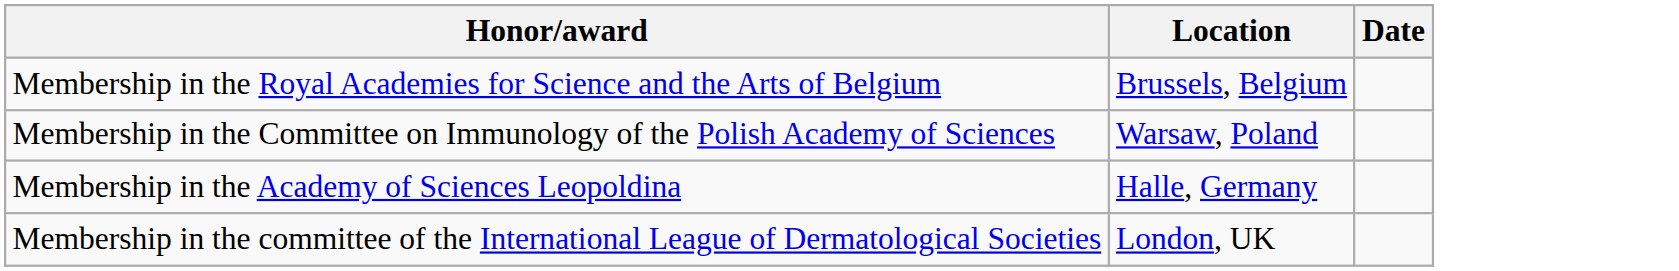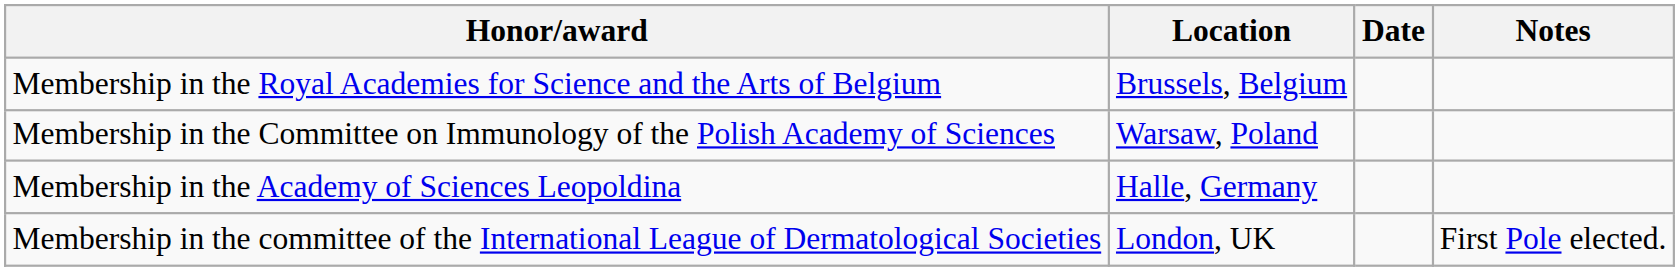+ column: (1553, 30)
